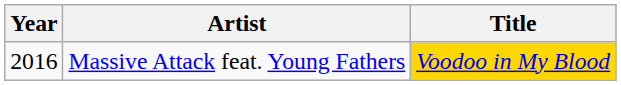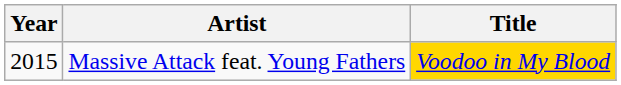(34, 60) 2016 -> (34, 60) 2015
